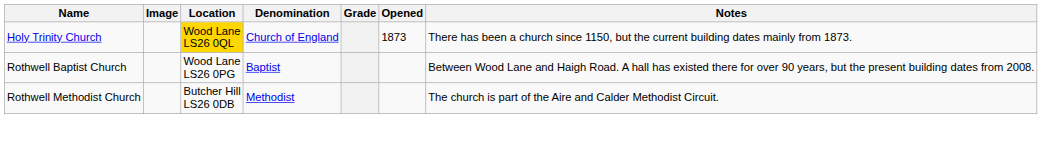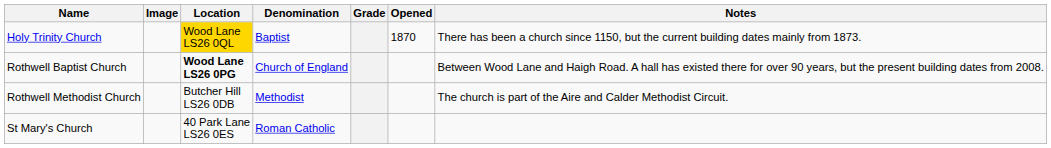(292, 37) Church of England -> (272, 37) Baptist
(394, 37) 1873 -> (403, 37) 1870
(212, 67) normal -> (214, 67) bold
(263, 67) Baptist -> (302, 67) Church of England
+ row: (50, 128)
